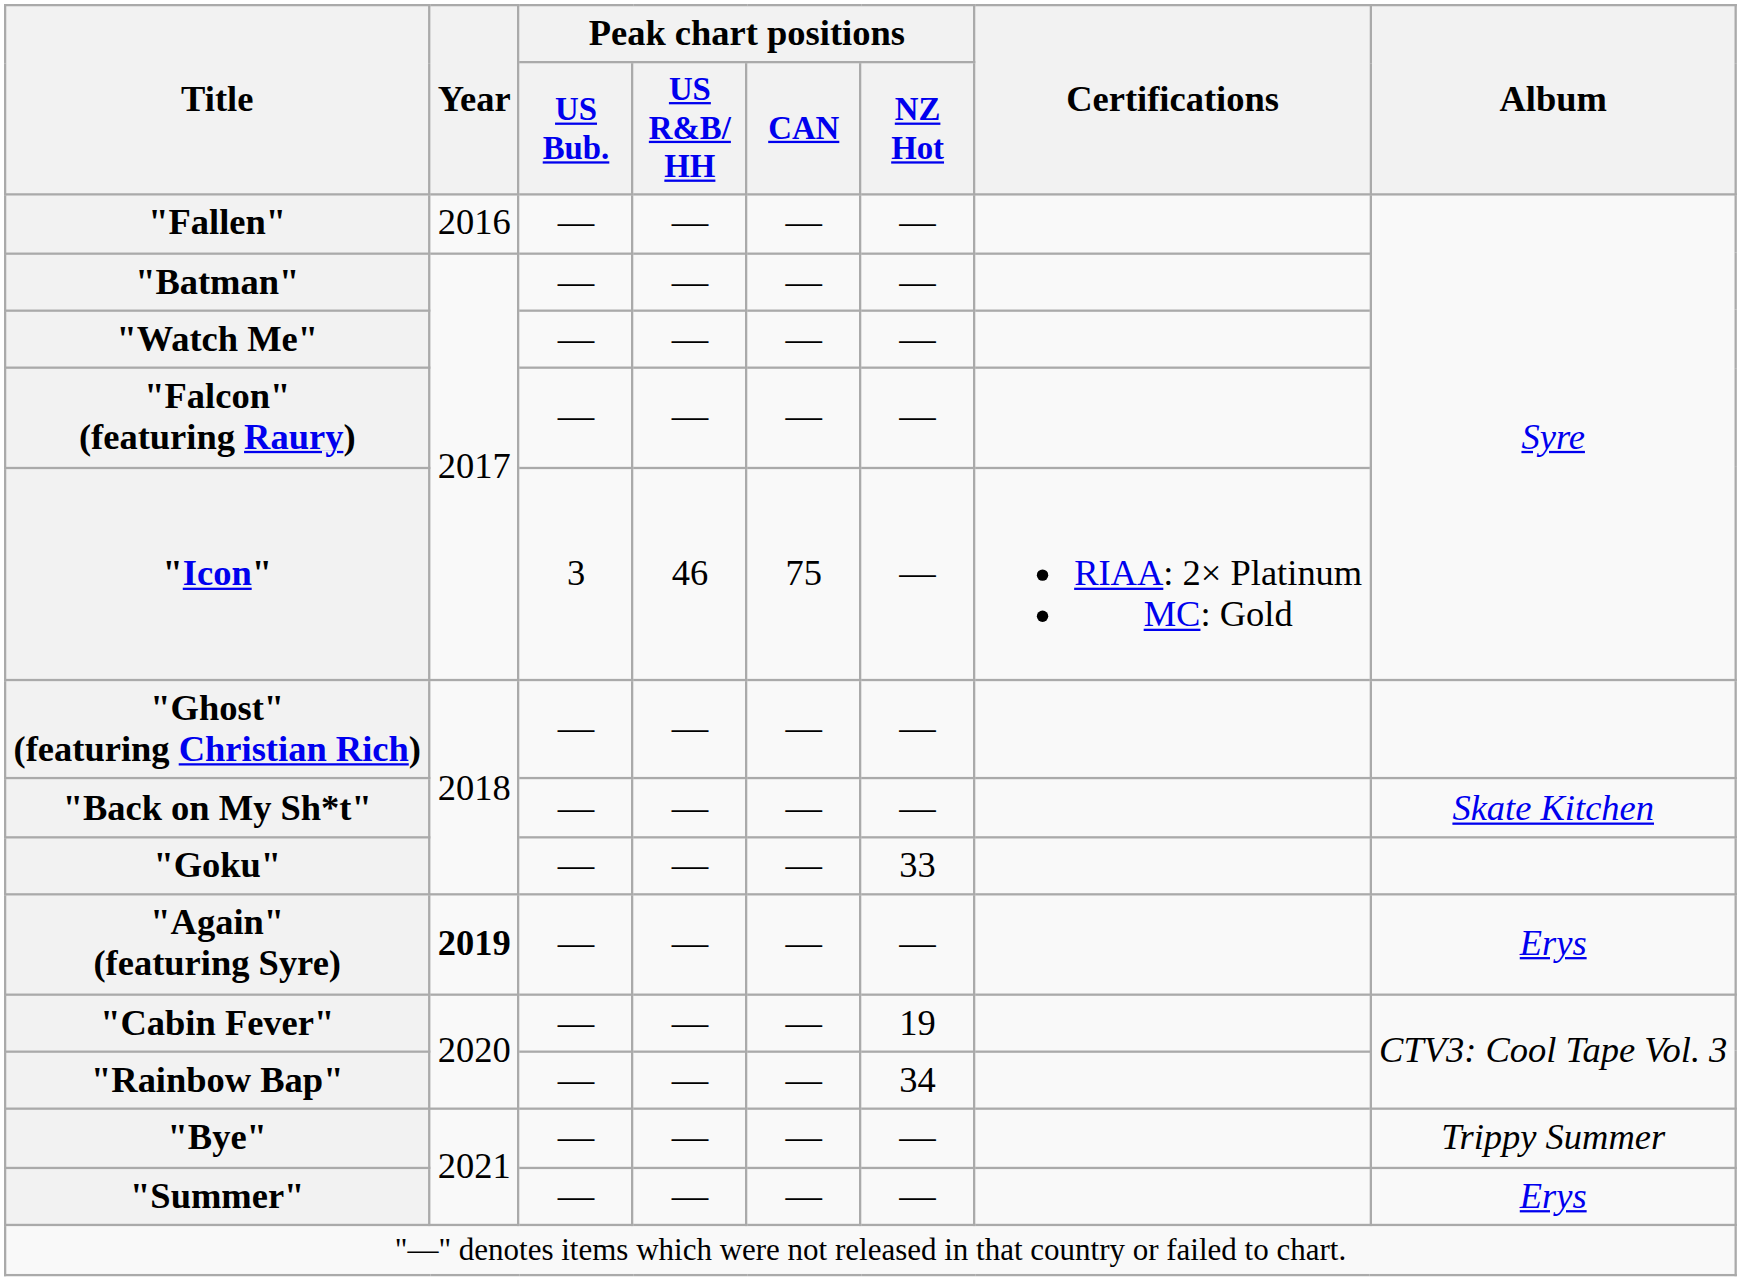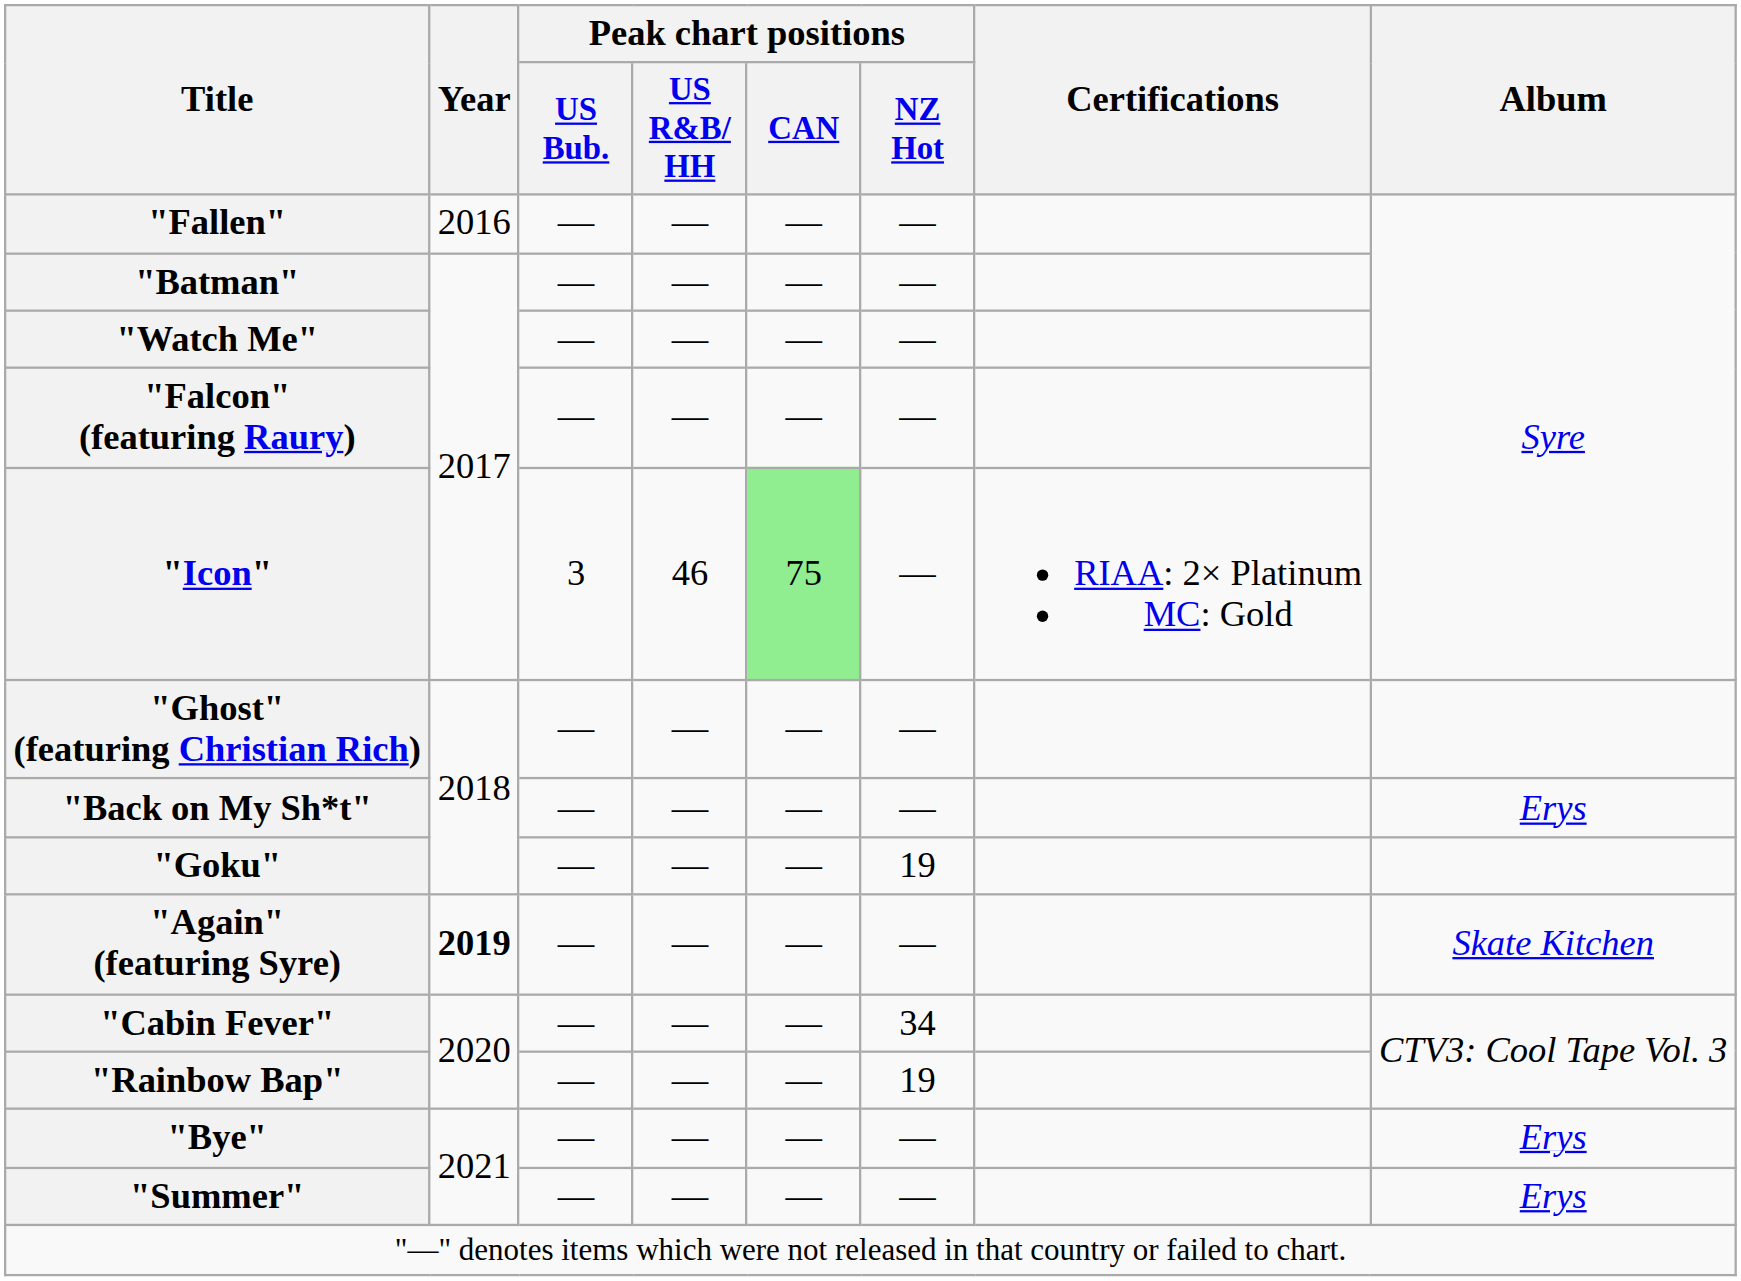(804, 572) no background -> (804, 572) lightgreen background
(1553, 807) Skate Kitchen -> (1553, 807) Erys
(918, 865) 33 -> (918, 865) 19
(1553, 943) Erys -> (1553, 943) Skate Kitchen
(918, 1021) 19 -> (918, 1021) 34
(918, 1079) 34 -> (918, 1079) 19
(1553, 1137) Trippy Summer -> (1553, 1137) Erys
